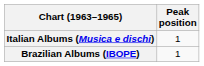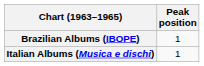rows swapped: (80, 54) <-> (80, 38)
